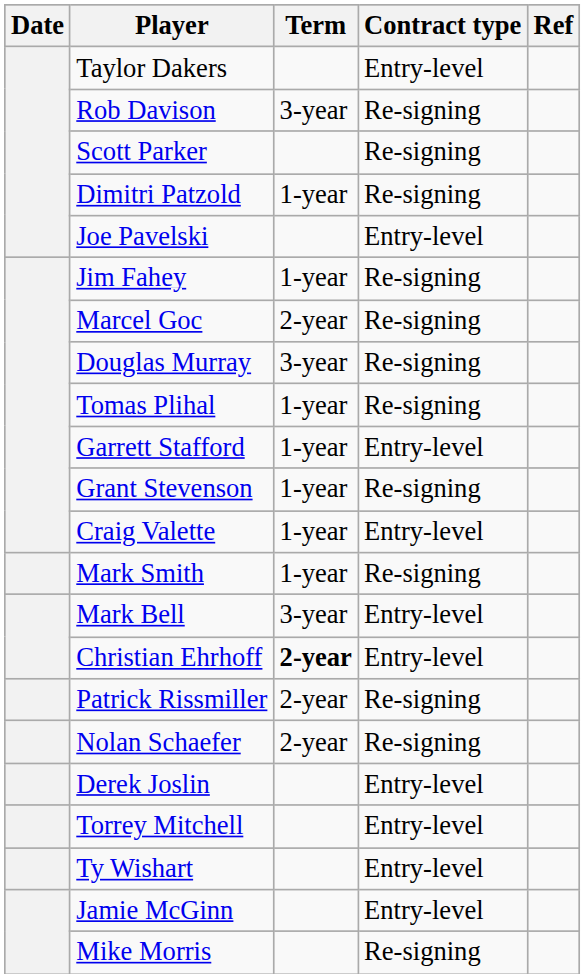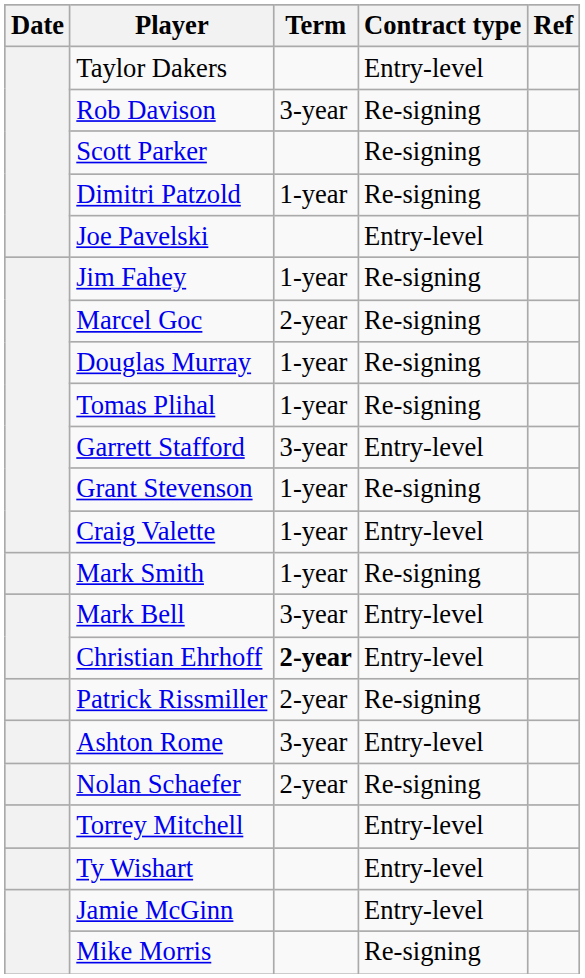(314, 362) 3-year -> (314, 362) 1-year
(314, 446) 1-year -> (314, 446) 3-year
+ row: (150, 741)
- row: (143, 783)
